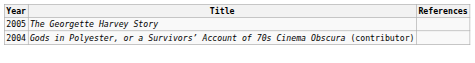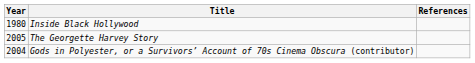+ row: (84, 24)
